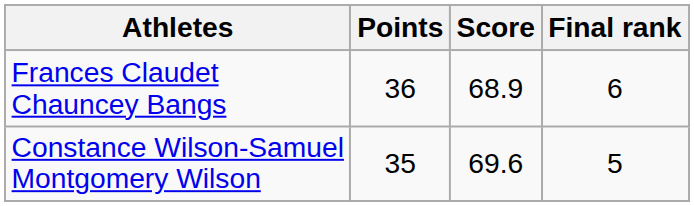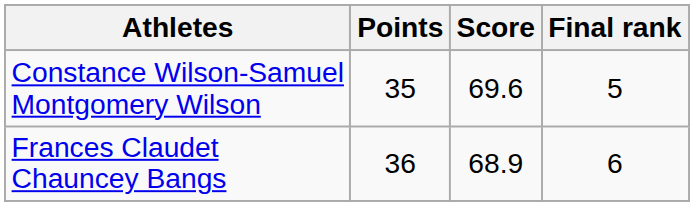rows swapped: (119, 88) <-> (178, 164)
